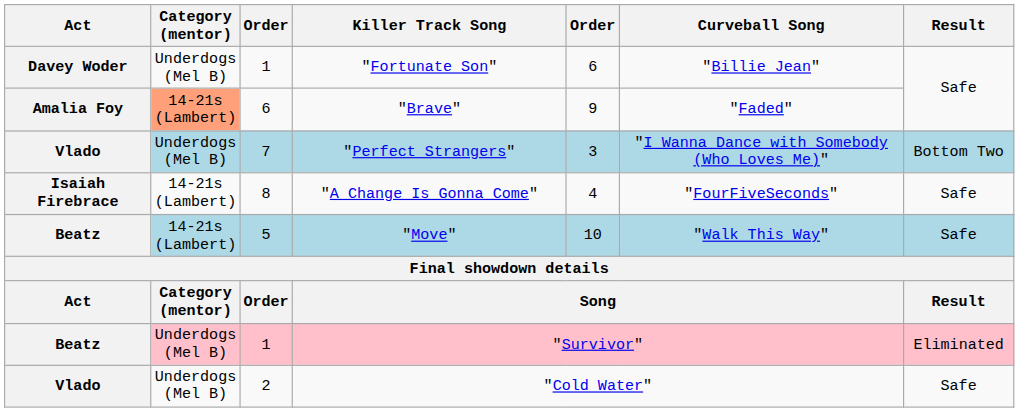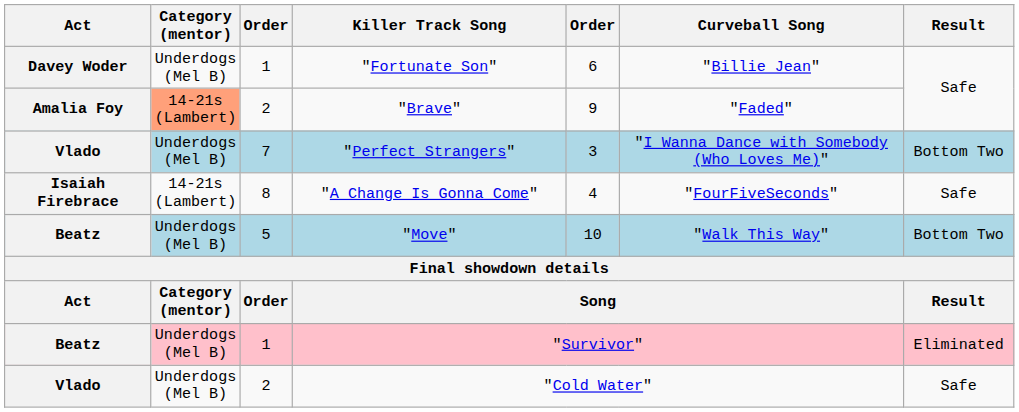(266, 110) 6 -> (266, 110) 2
(196, 235) 14-21s (Lambert) -> (196, 235) Underdogs (Mel B)
(959, 235) Safe -> (959, 235) Bottom Two
